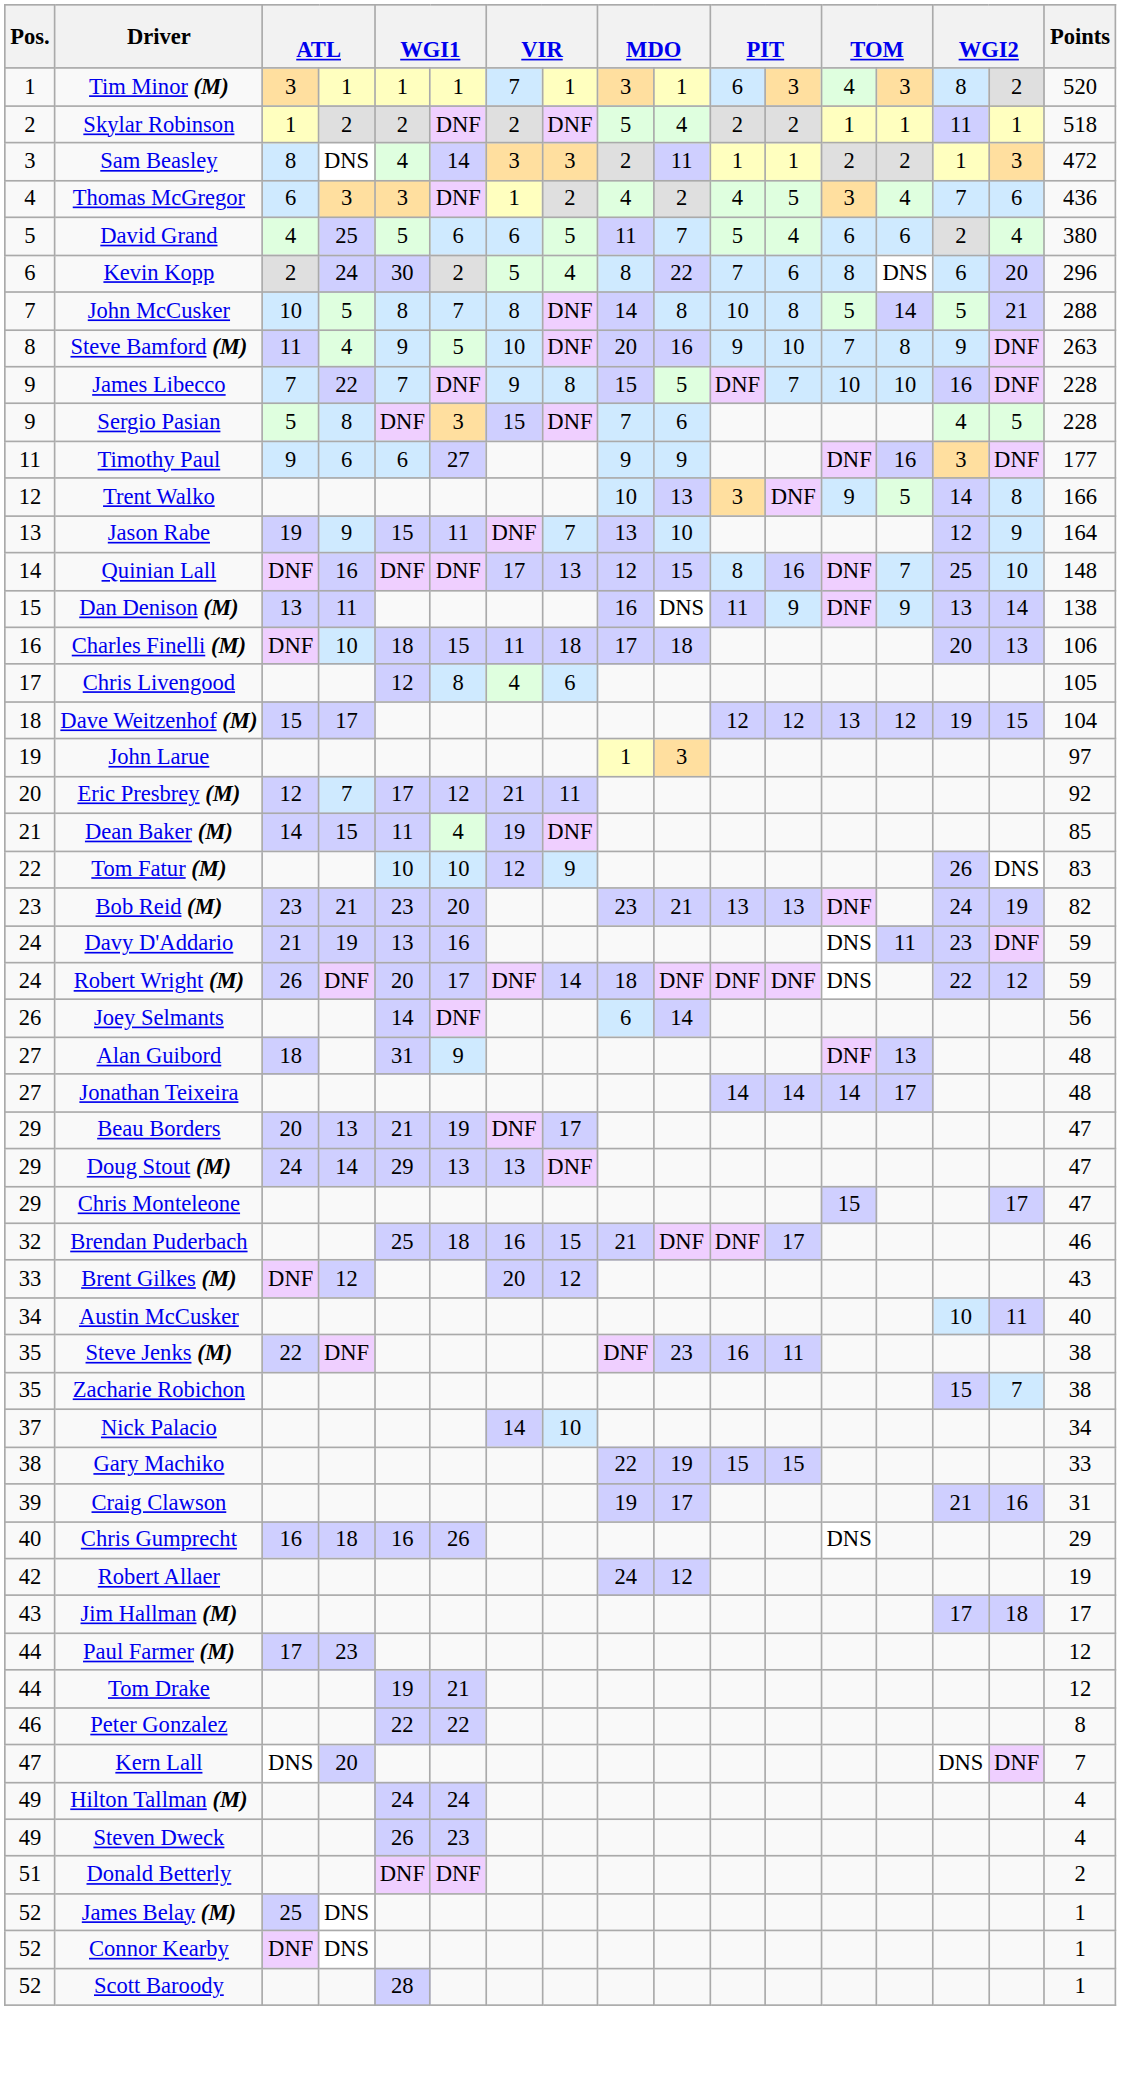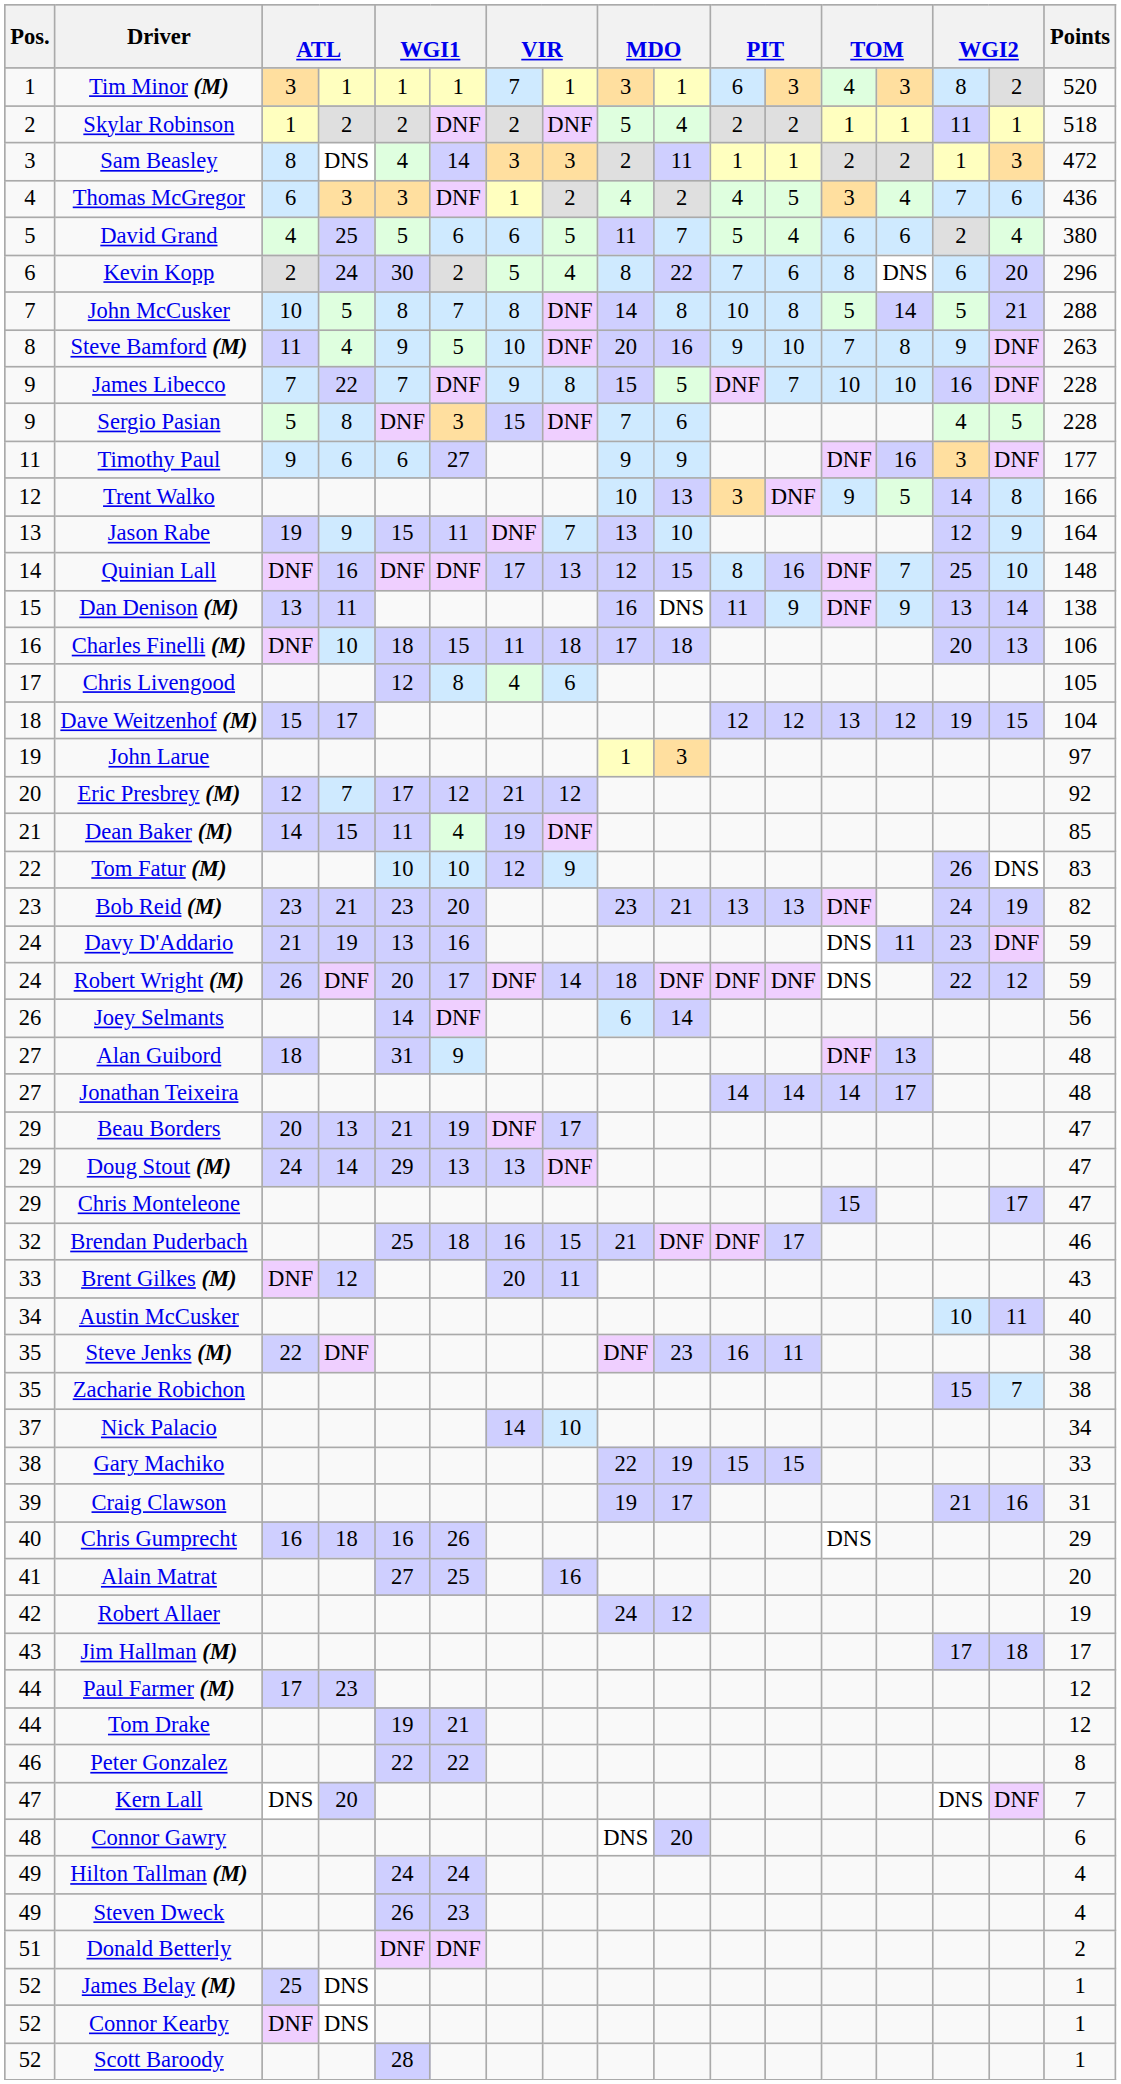(570, 794) 11 -> (570, 794) 12
(570, 1278) 12 -> (570, 1278) 11
+ row: (159, 1576)
+ row: (159, 1837)
